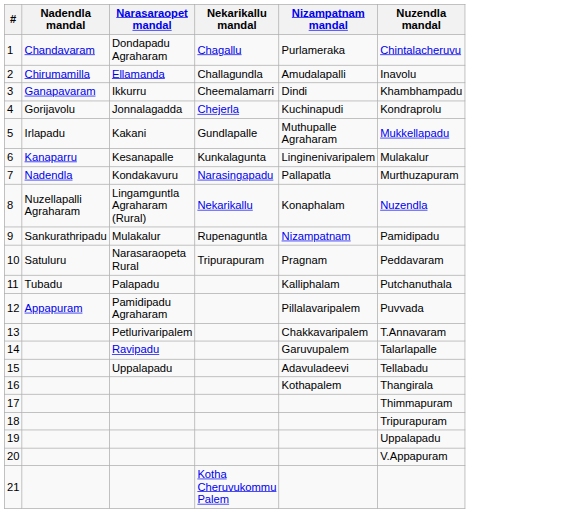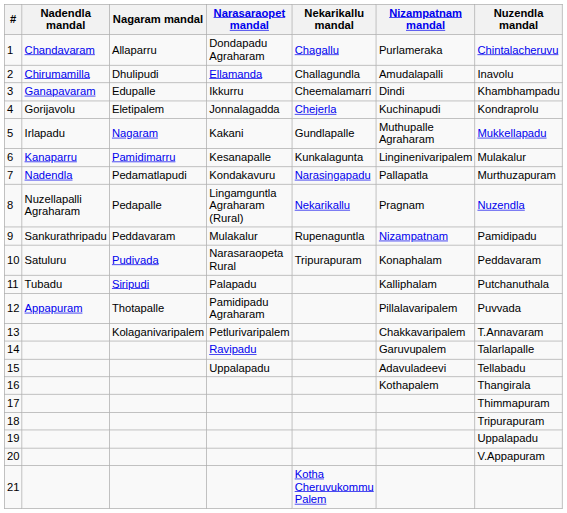+ column: (158, 19)
(313, 205) Konaphalam -> (402, 205) Pragnam
(304, 260) Pragnam -> (410, 260) Konaphalam
